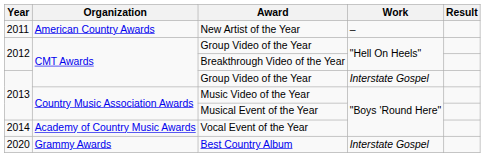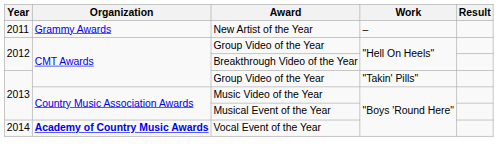(95, 29) American Country Awards -> (73, 29) Grammy Awards
(389, 78) Interstate Gospel -> (390, 78) "Takin' Pills"
(115, 128) normal -> (122, 128) bold
- row: (18, 144)
